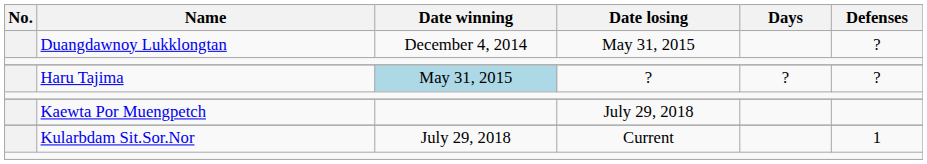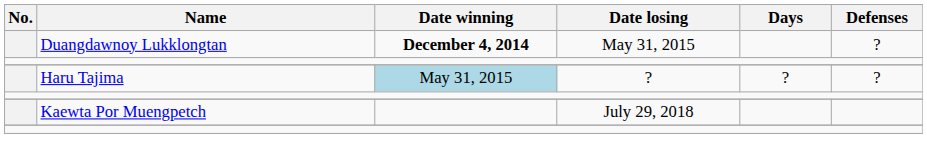(466, 44) normal -> (466, 44) bold
- row: (117, 138)
